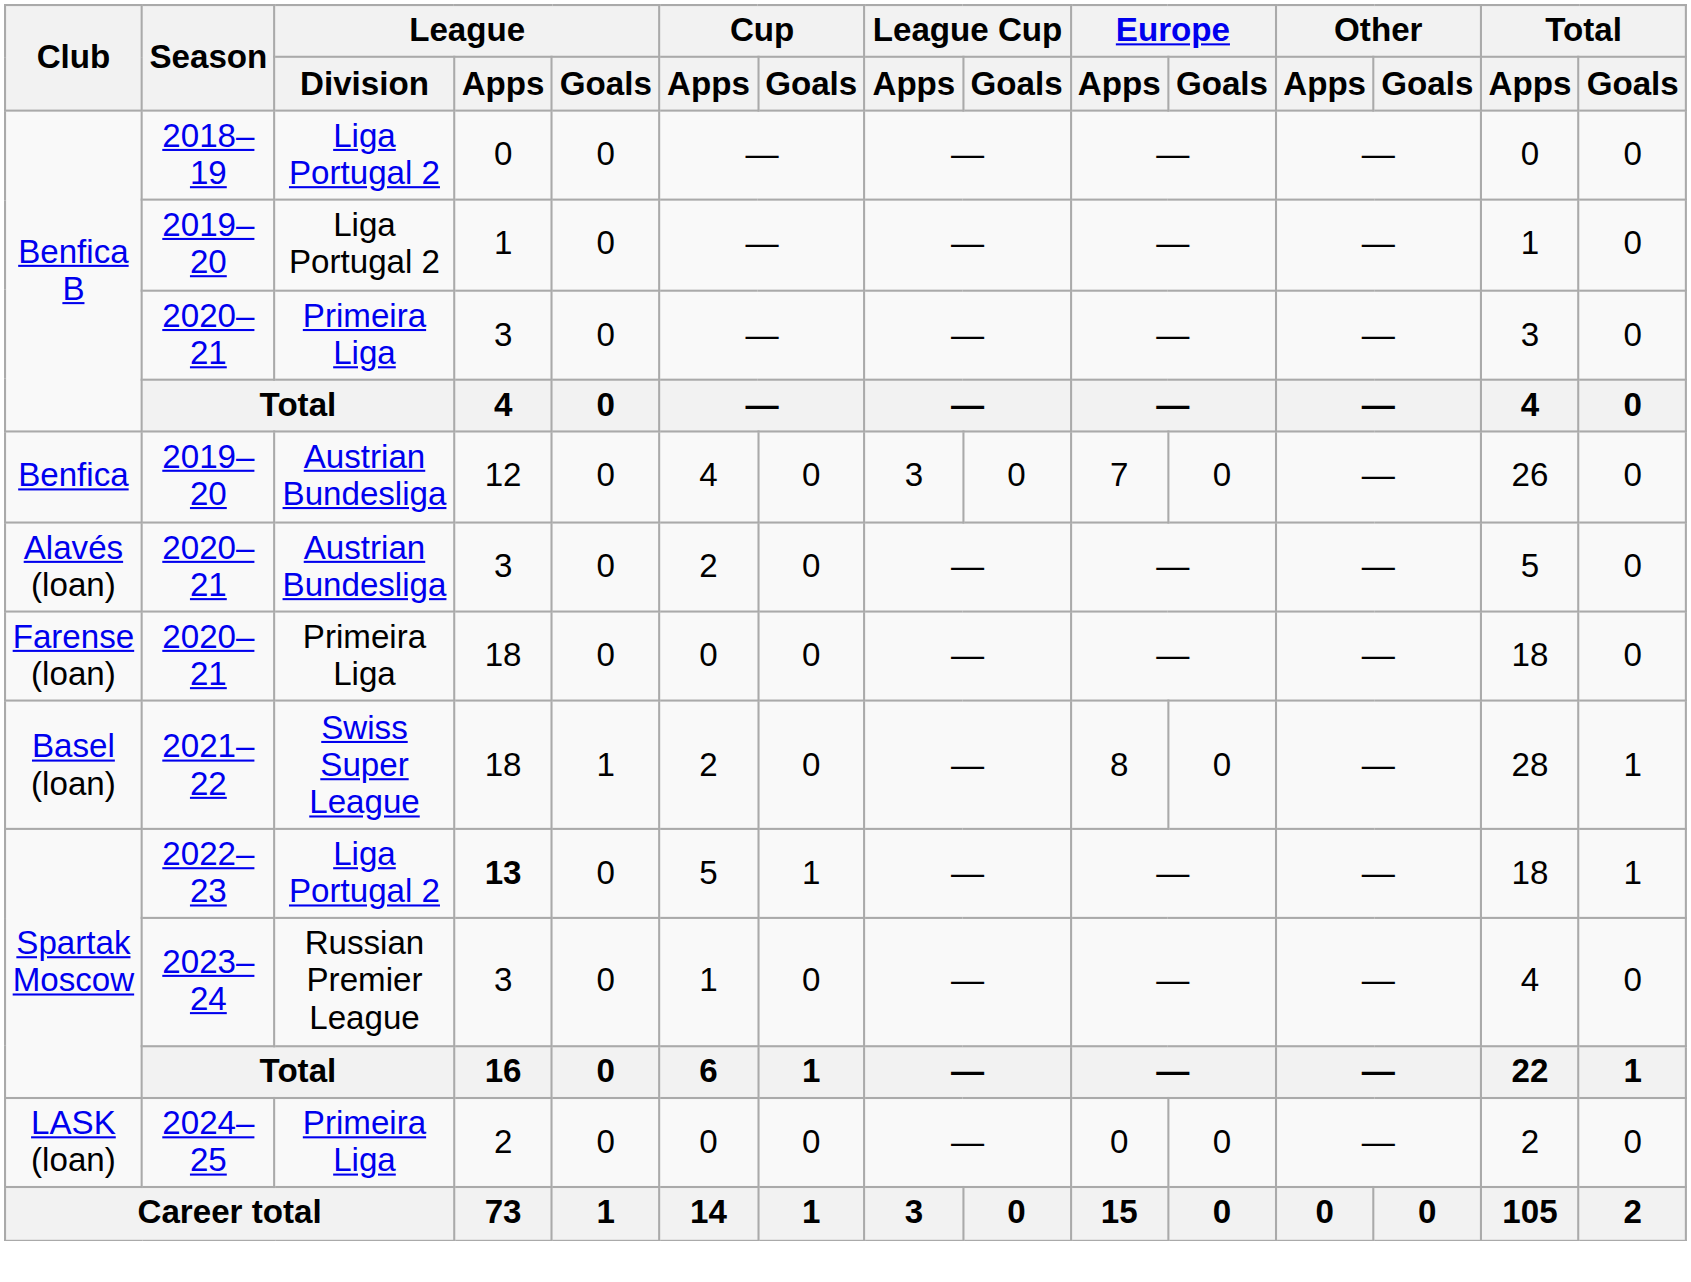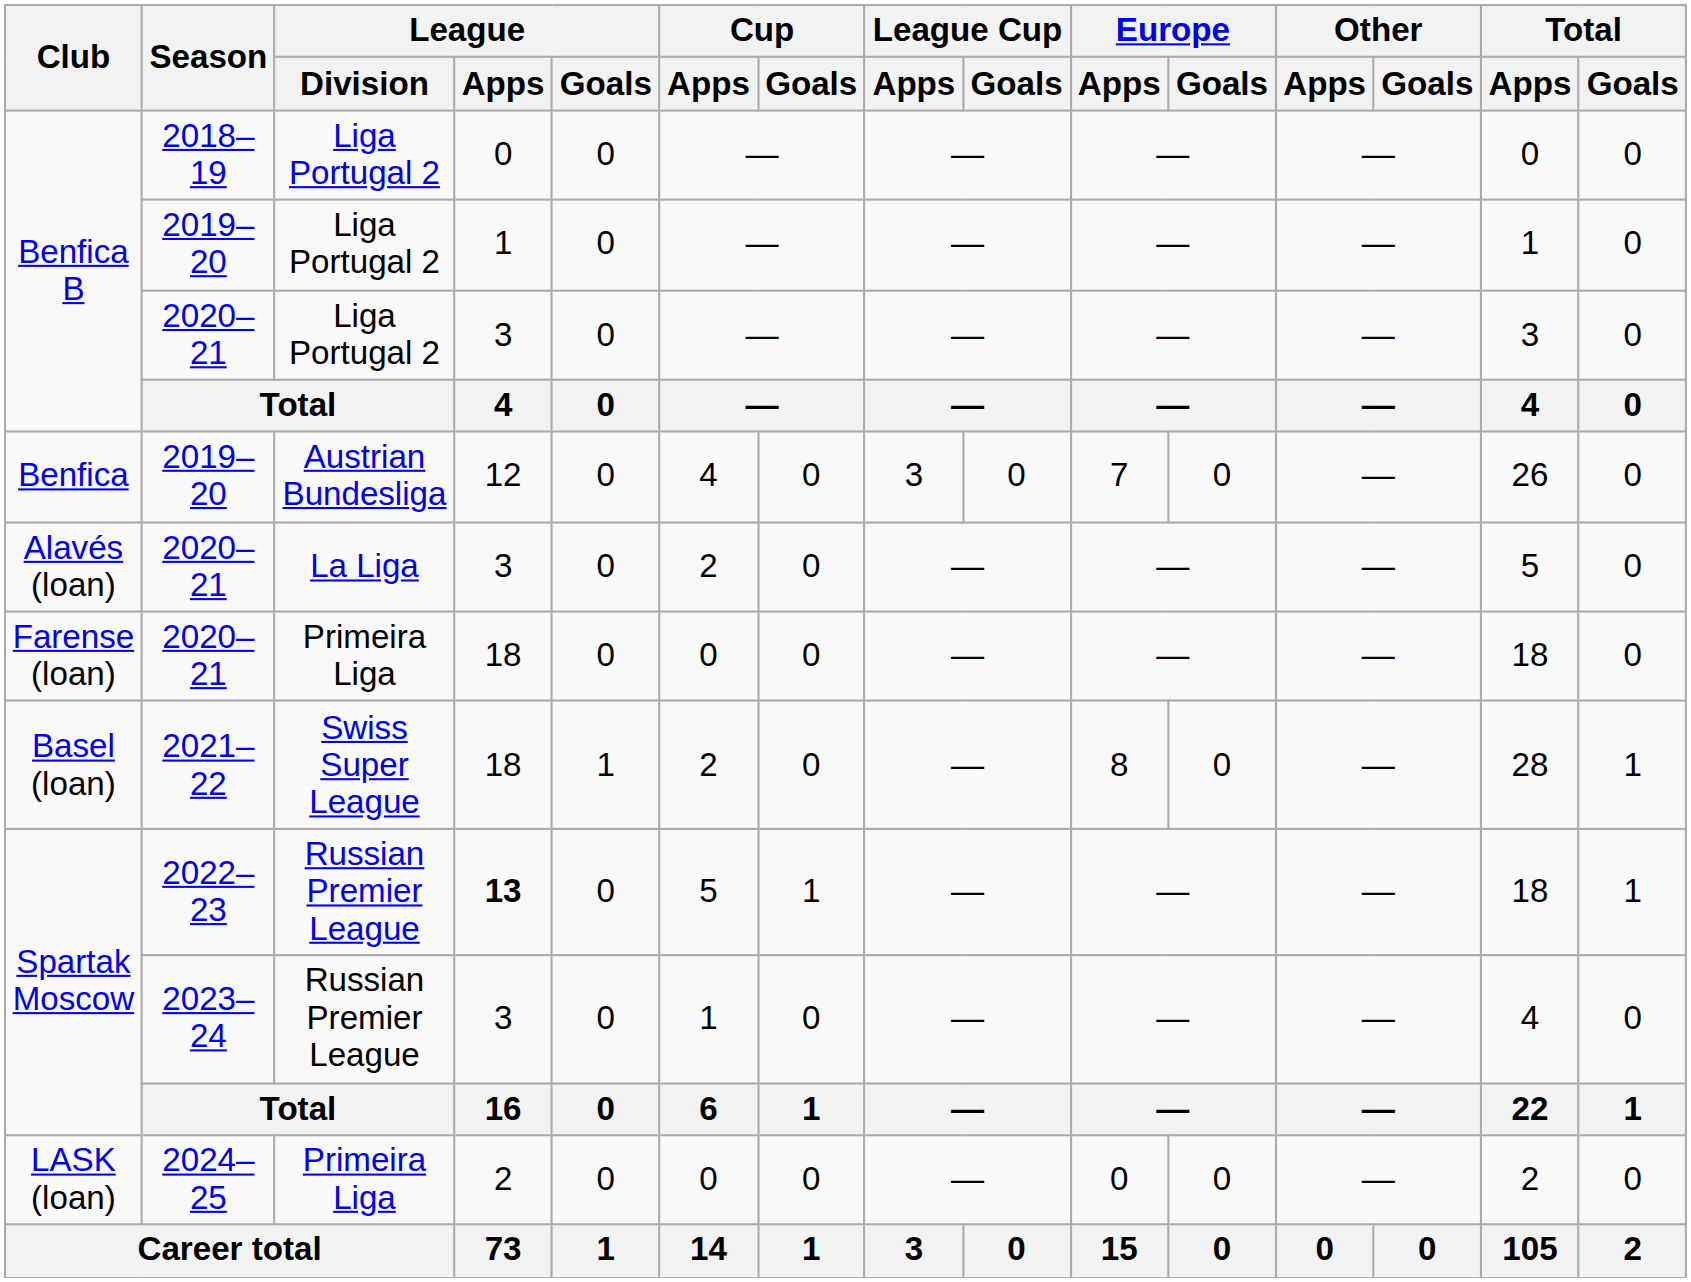(364, 334) Primeira Liga -> (364, 334) Liga Portugal 2
(364, 566) Austrian Bundesliga -> (364, 566) La Liga
(364, 872) Liga Portugal 2 -> (364, 891) Russian Premier League
